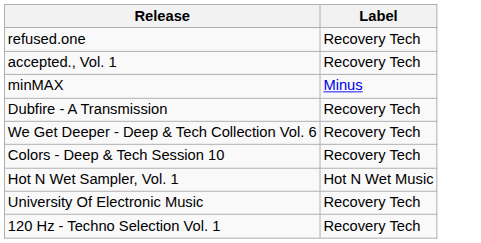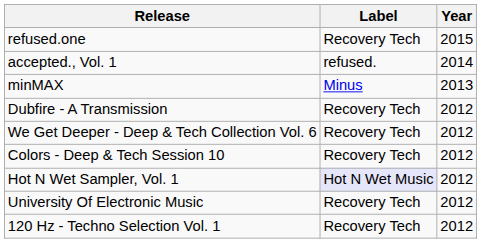+ column: (457, 16)
(372, 62) Recovery Tech -> (350, 62) refused.
(378, 179) no background -> (378, 179) lavender background
